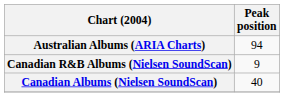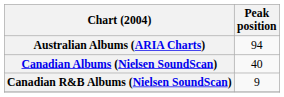rows swapped: (119, 82) <-> (119, 63)
